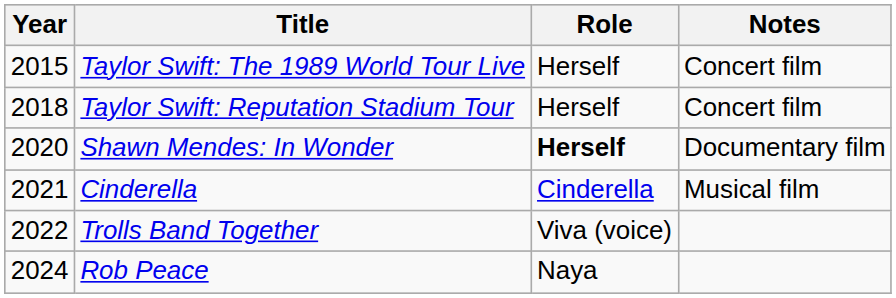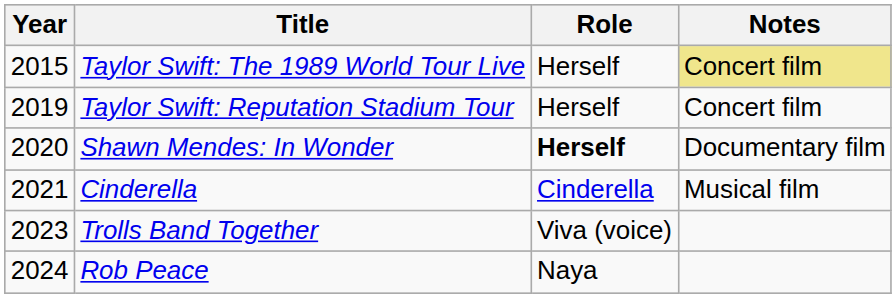(753, 66) no background -> (753, 66) khaki background
(40, 107) 2018 -> (40, 107) 2019
(40, 230) 2022 -> (40, 230) 2023
